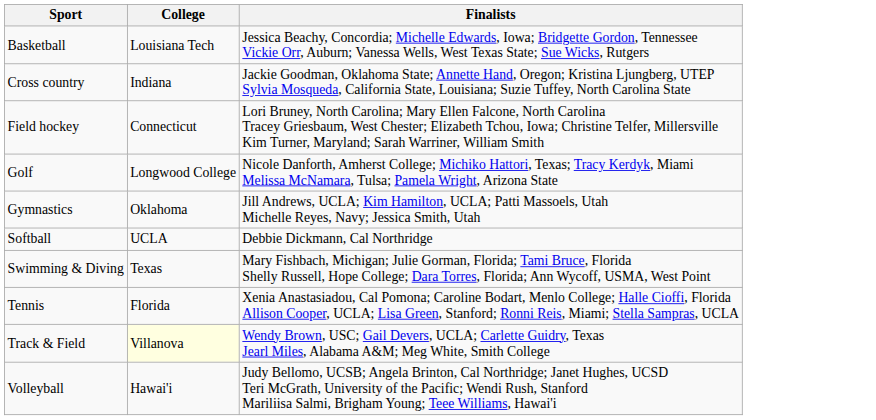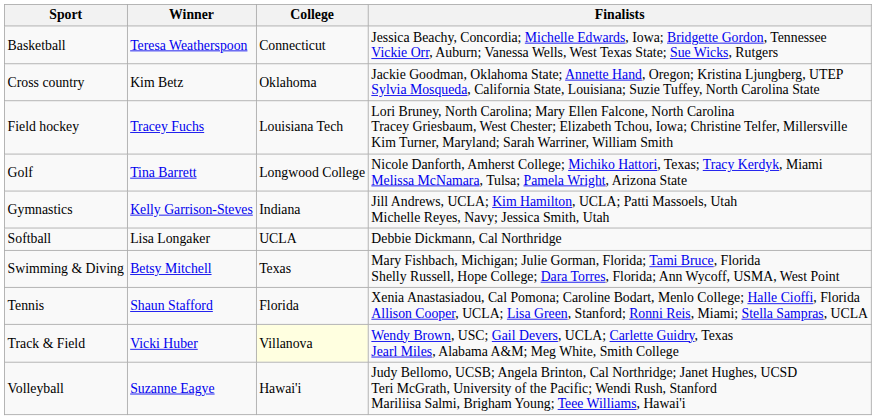+ column: (191, 15)
(172, 44) Louisiana Tech -> (292, 44) Connecticut
(151, 82) Indiana -> (288, 82) Oklahoma
(163, 127) Connecticut -> (301, 127) Louisiana Tech
(159, 209) Oklahoma -> (280, 209) Indiana
